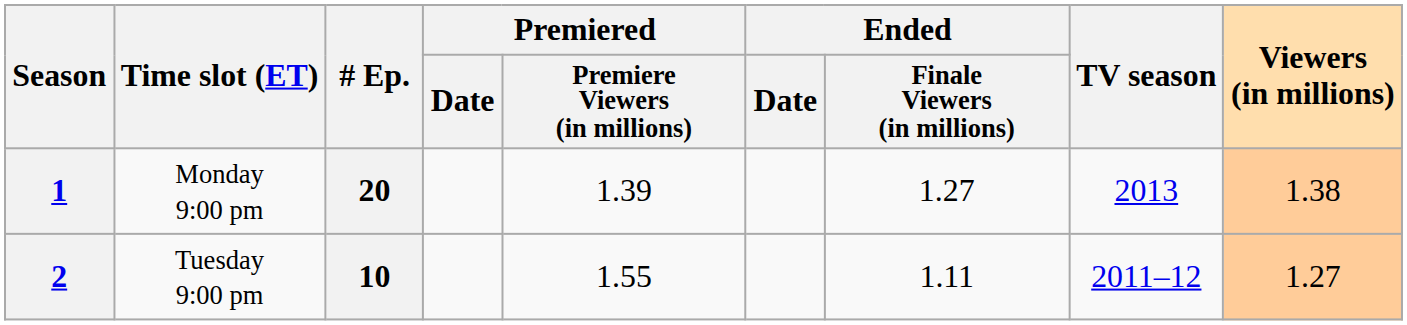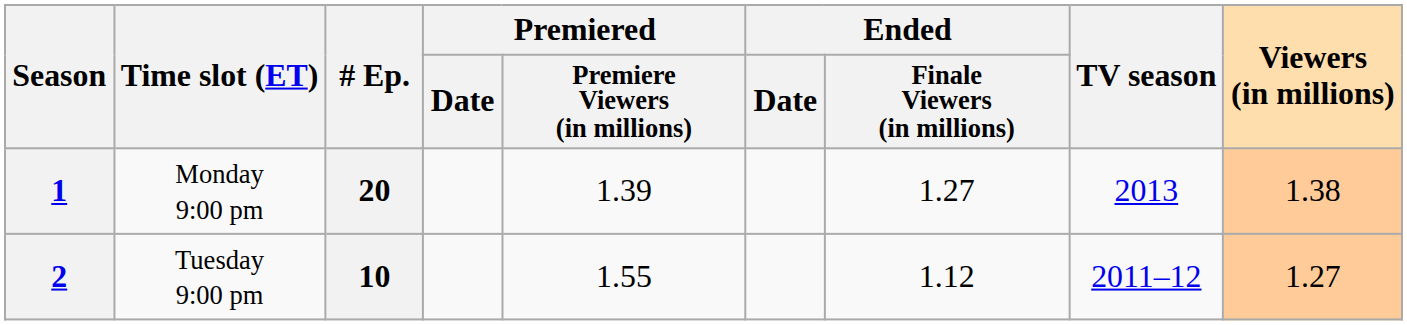(947, 276) 1.11 -> (947, 276) 1.12
